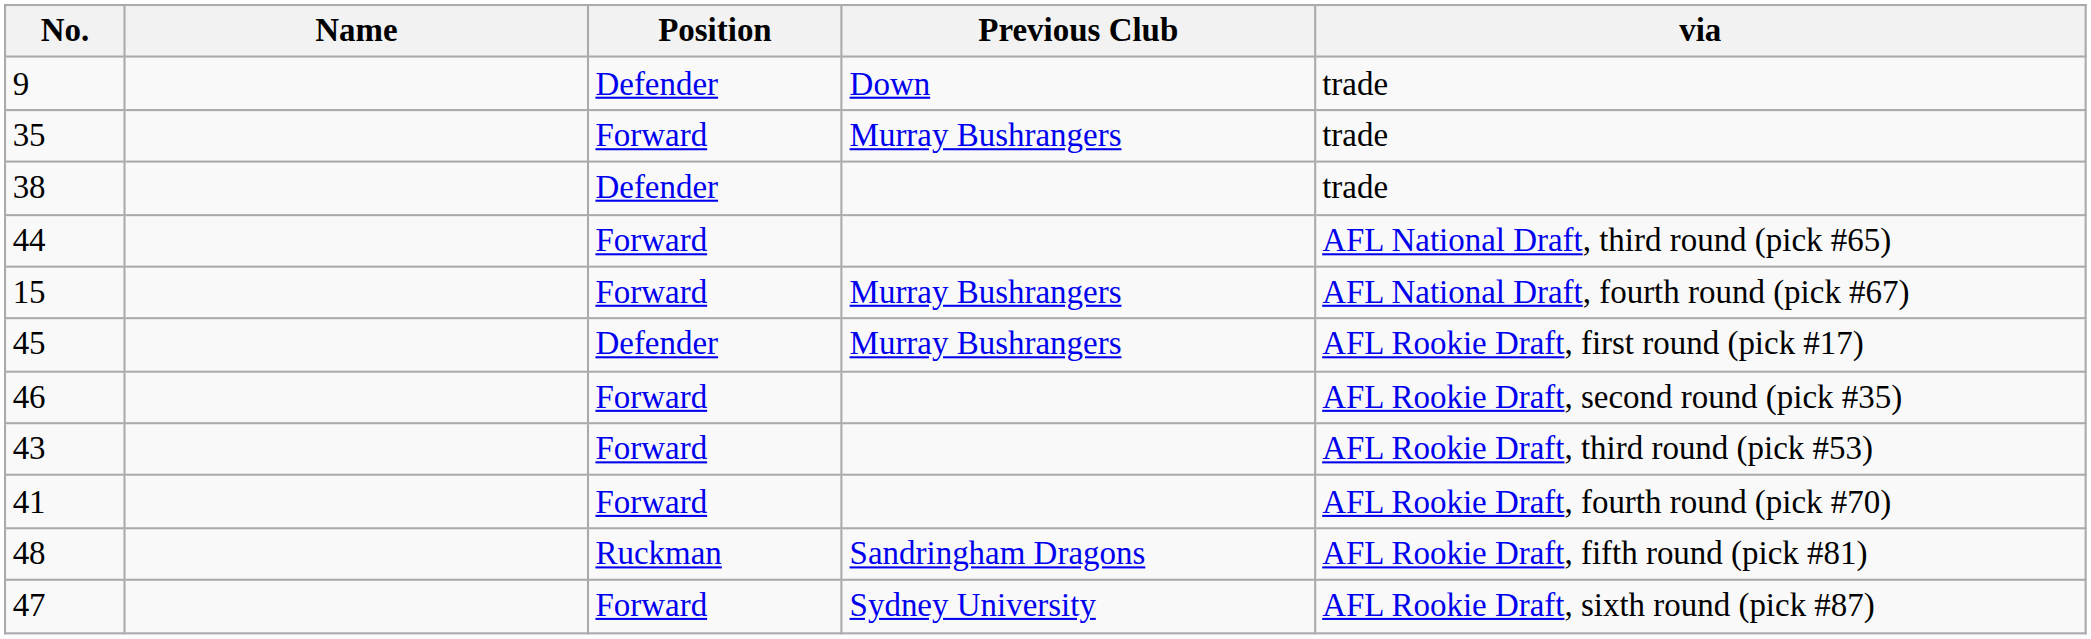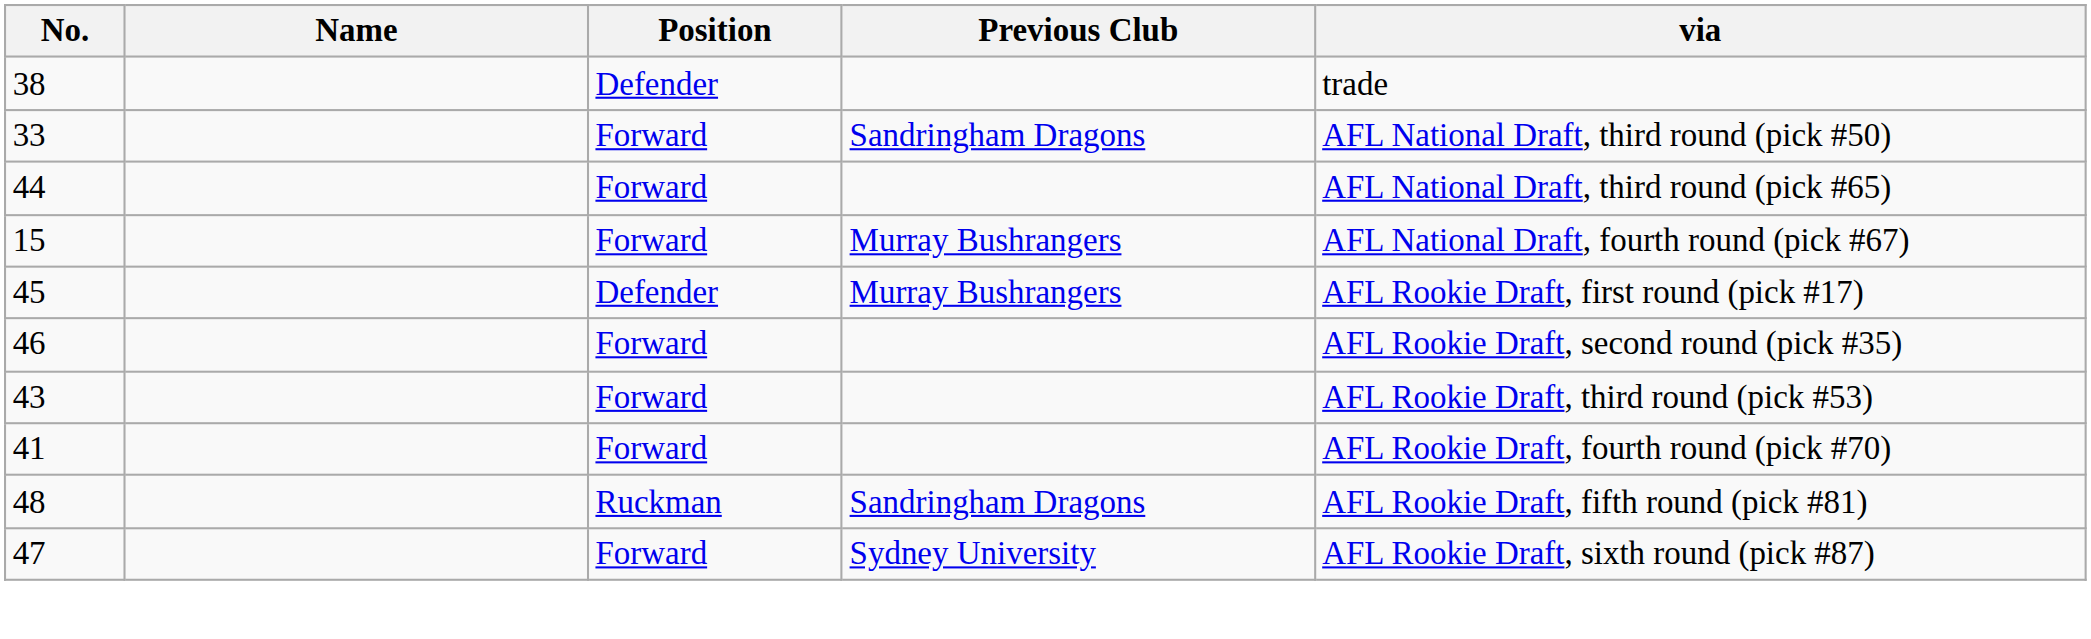- row: (21, 82)
- row: (29, 135)
+ row: (29, 135)
